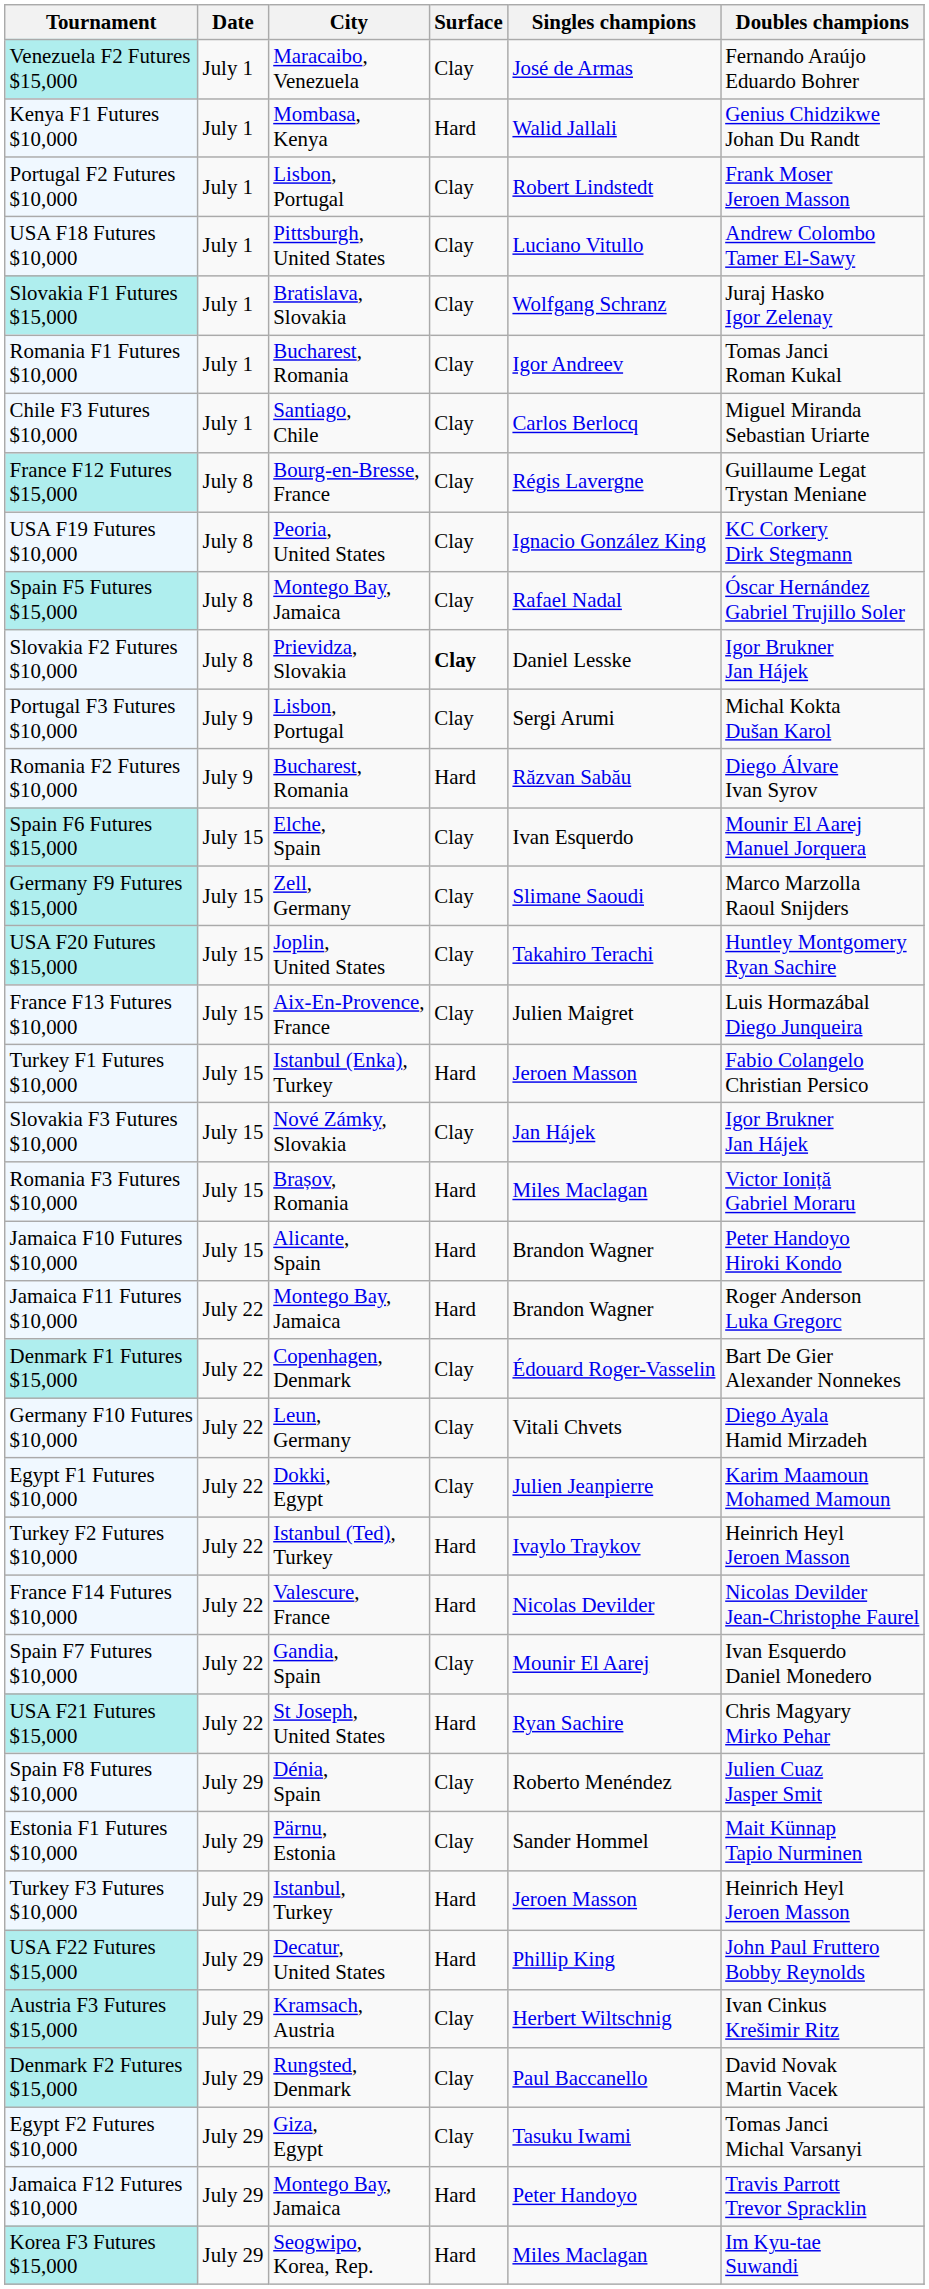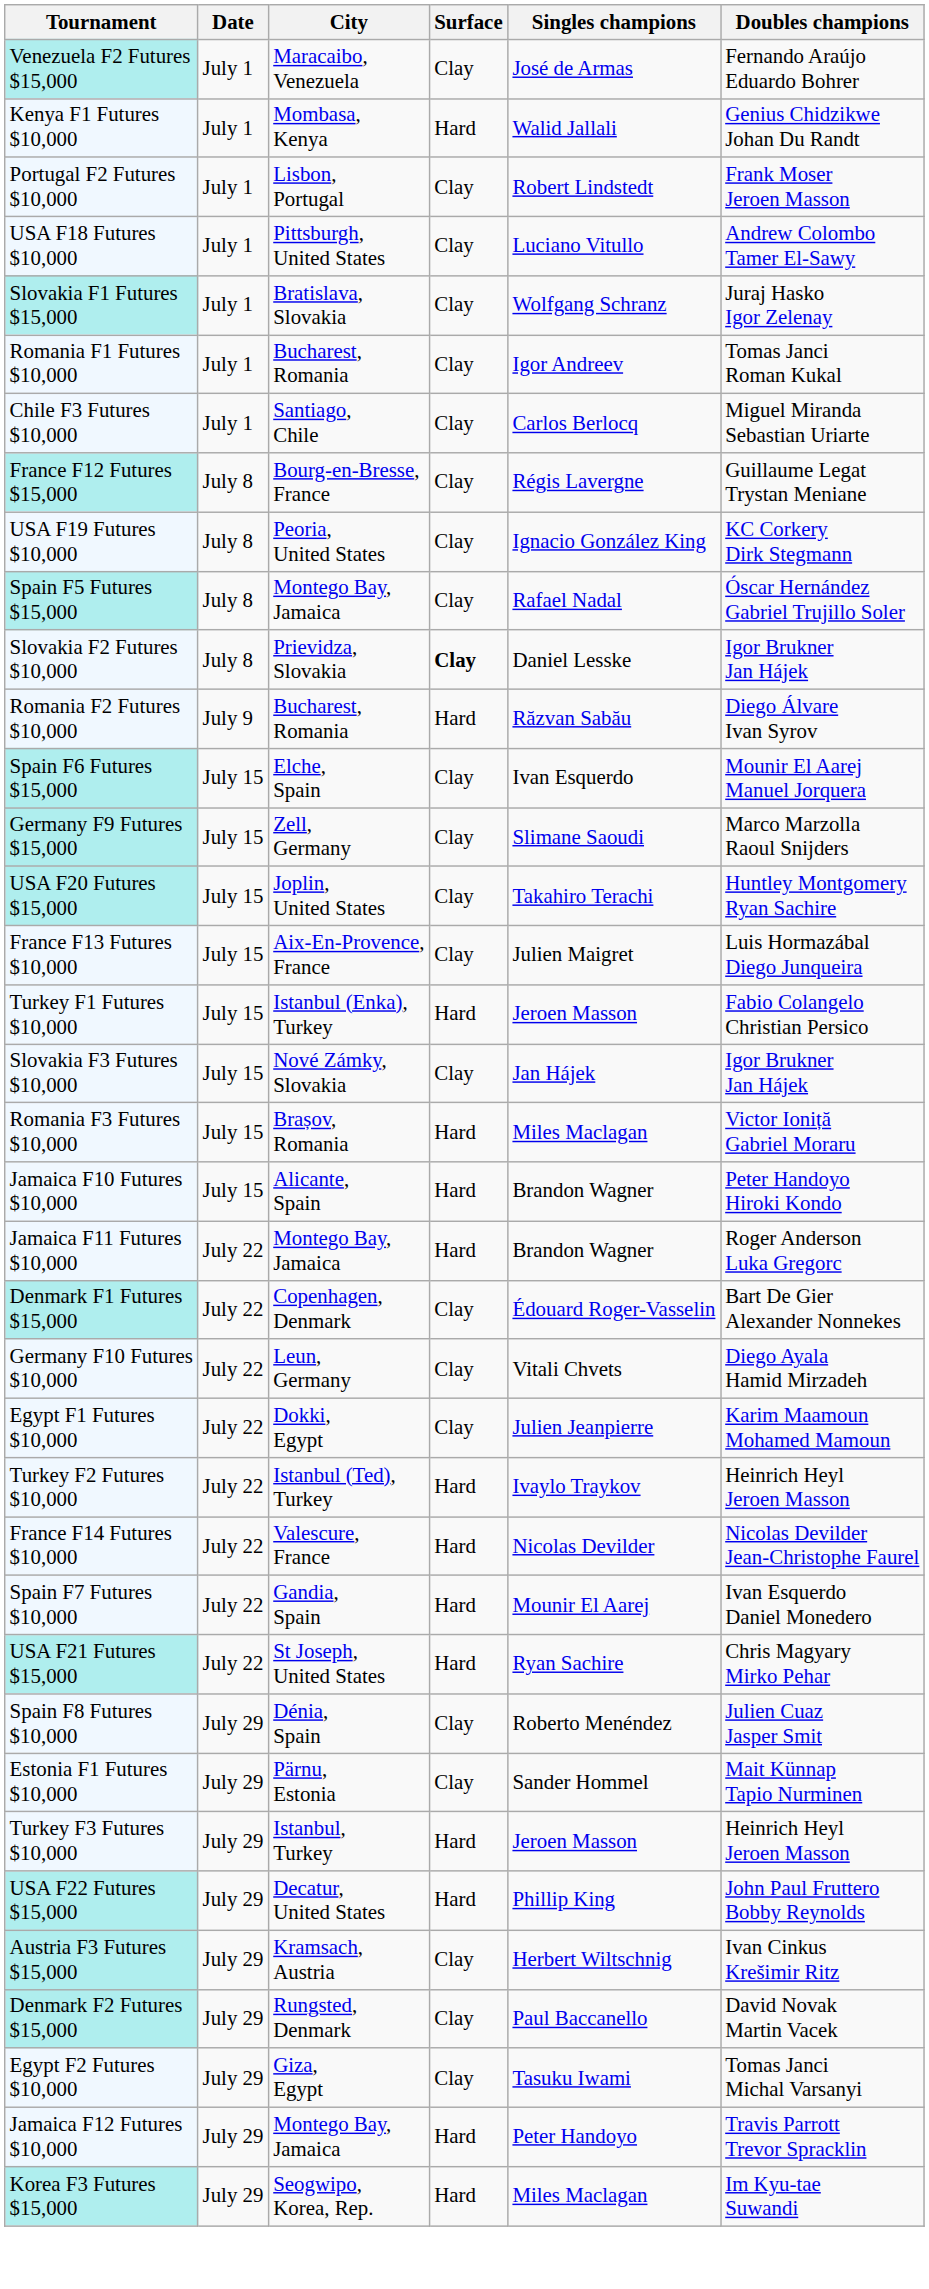- row: (93, 718)
(454, 1664) Clay -> (455, 1605) Hard
